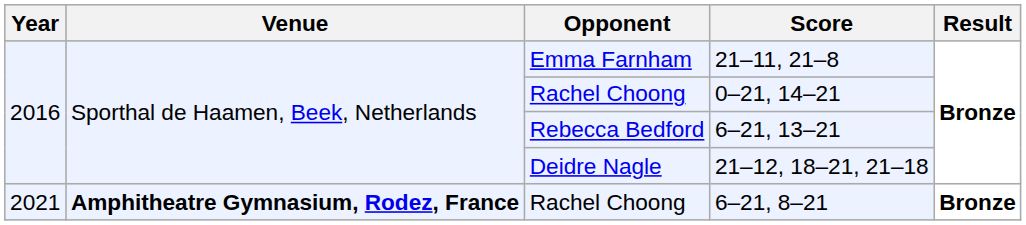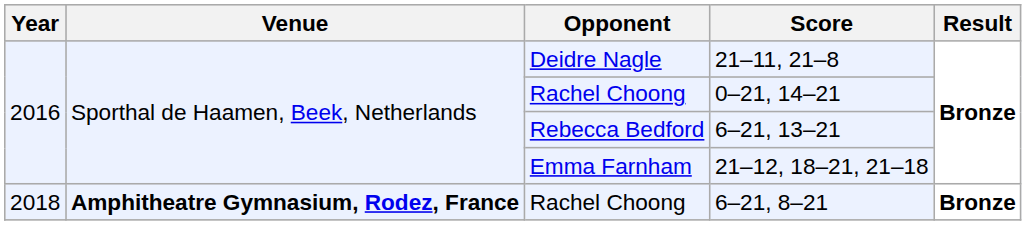(611, 59) Emma Farnham -> (596, 59) Deidre Nagle
(596, 166) Deidre Nagle -> (611, 166) Emma Farnham
(35, 202) 2021 -> (35, 202) 2018
